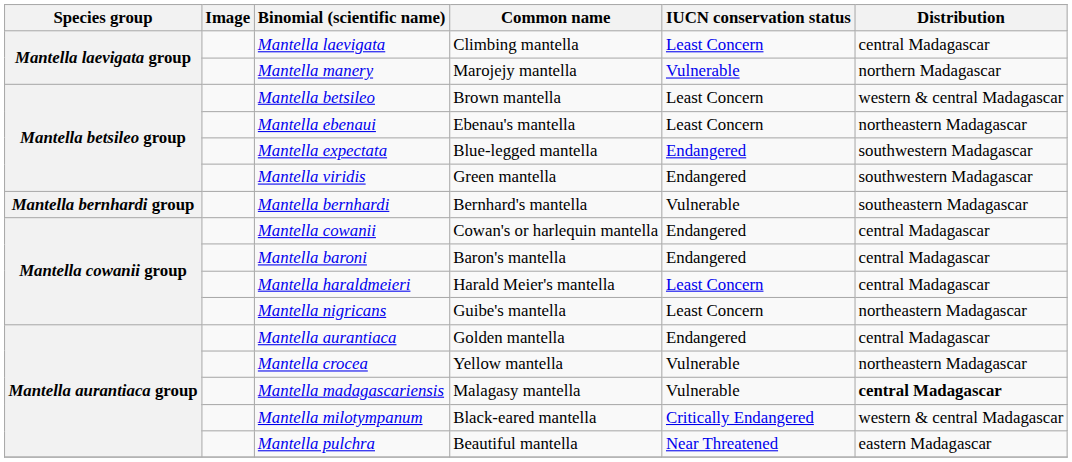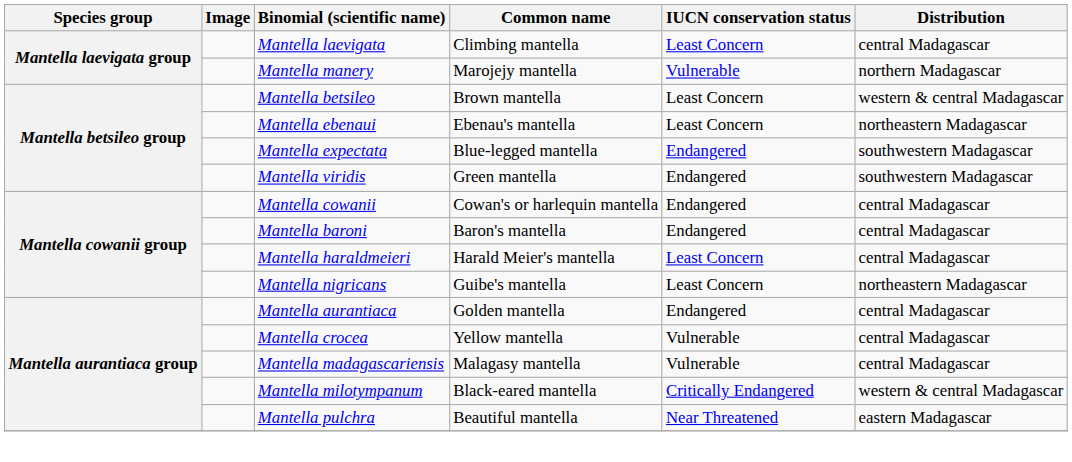- row: (324, 204)
(943, 364) northeastern Madagascar -> (924, 337) central Madagascar
(930, 390) bold -> (924, 364) normal
